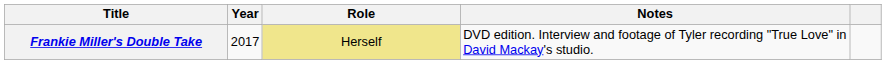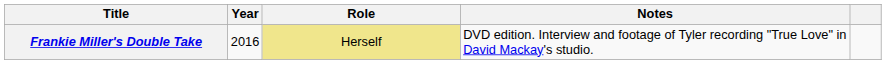(245, 42) 2017 -> (245, 42) 2016
